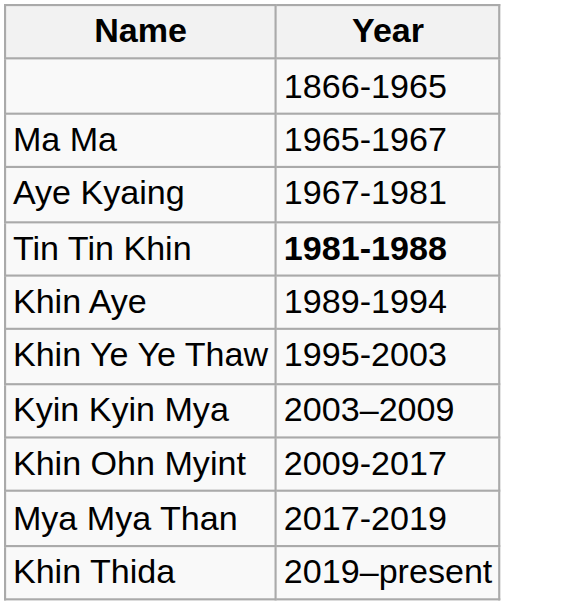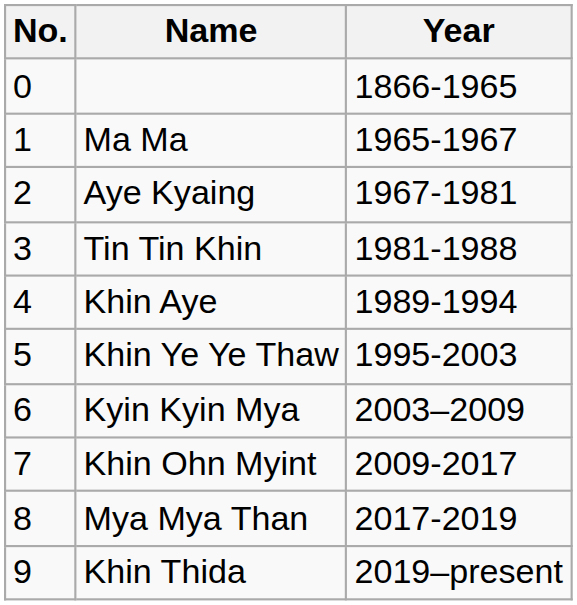+ column: (40, 31)
(365, 247) bold -> (436, 247) normal
